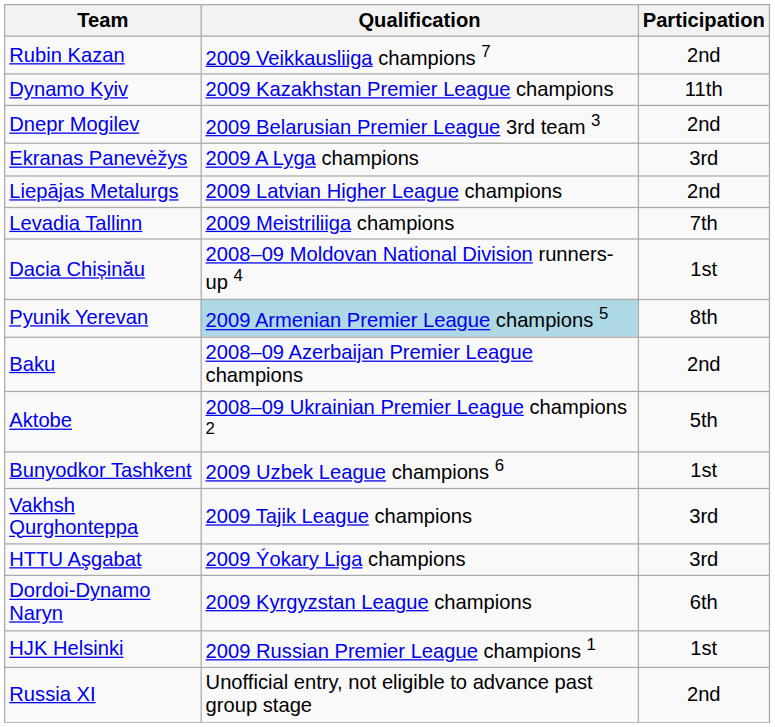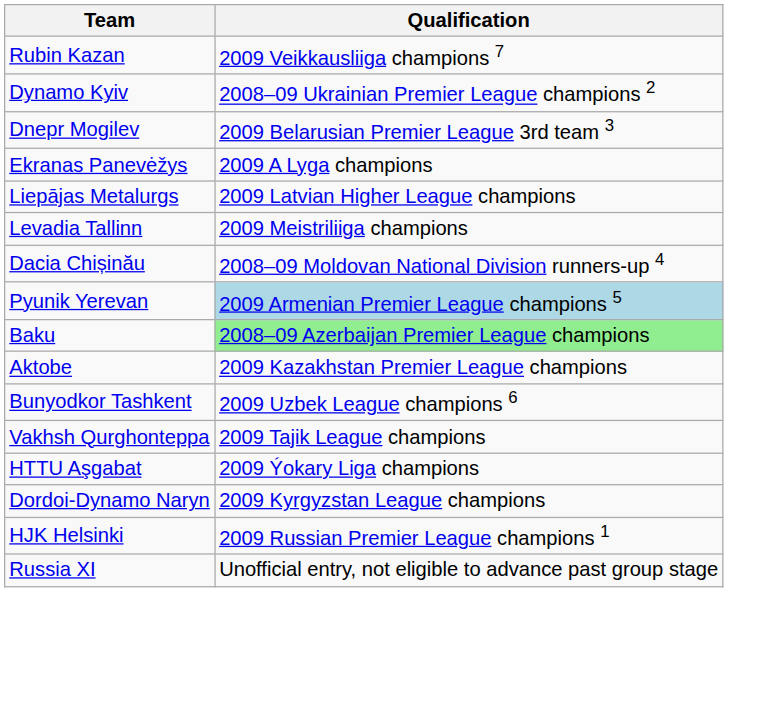- column: (704, 20)
(410, 89) 2009 Kazakhstan Premier League champions -> (437, 92) 2008–09 Ukrainian Premier League champions 2
(369, 364) no background -> (434, 335) lightgreen background
(416, 417) 2008–09 Ukrainian Premier League champions 2 -> (423, 367) 2009 Kazakhstan Premier League champions
